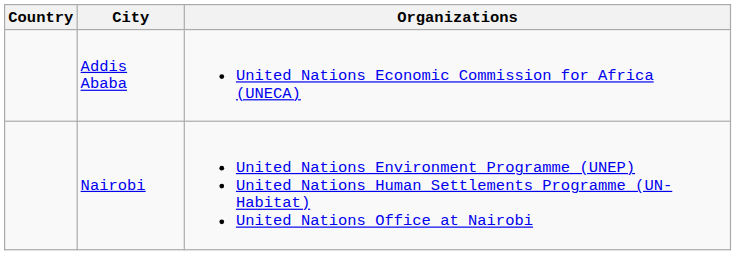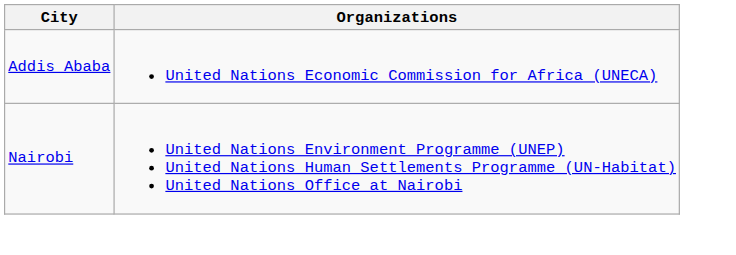- column: (41, 17)
